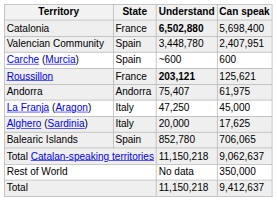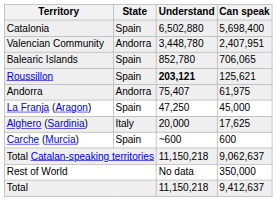(131, 28) France -> (128, 28) Spain
(181, 28) bold -> (181, 28) normal
(128, 44) Spain -> (133, 44) Andorra
rows swapped: (42, 140) <-> (43, 60)
(131, 76) France -> (128, 76) Spain
(125, 108) Italy -> (128, 108) Spain
